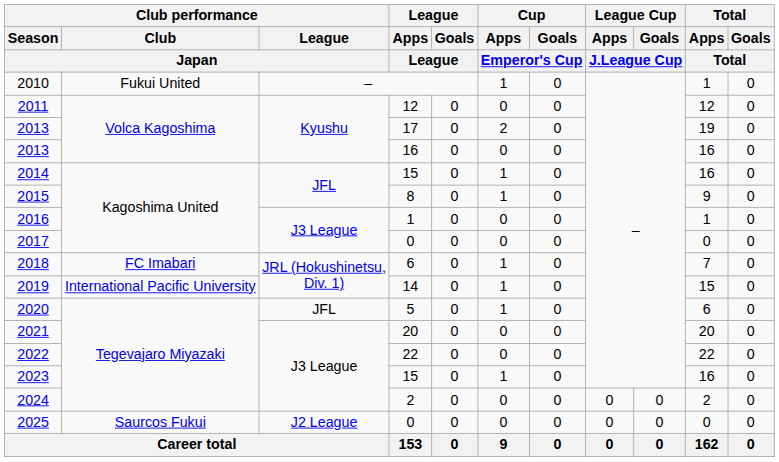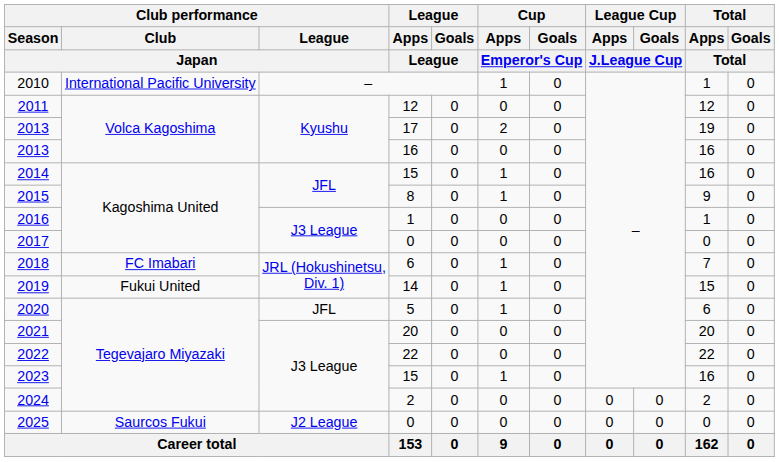(160, 83) Fukui United -> (160, 83) International Pacific University
(160, 286) International Pacific University -> (160, 286) Fukui United
